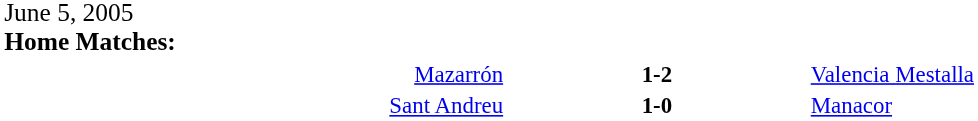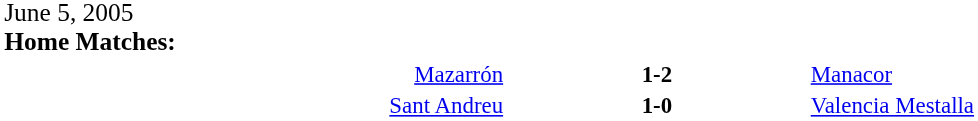(892, 74) Valencia Mestalla -> (851, 74) Manacor
(851, 105) Manacor -> (892, 105) Valencia Mestalla
